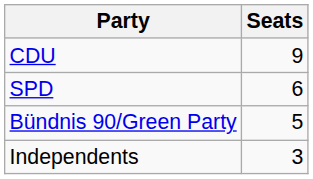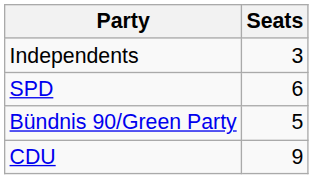rows swapped: (33, 55) <-> (74, 156)
